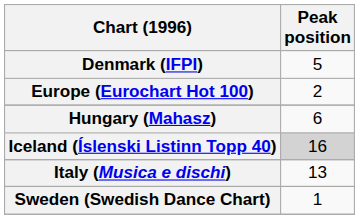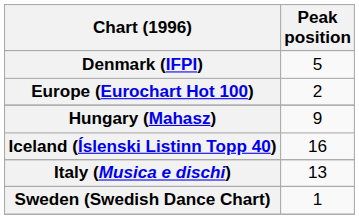(318, 118) 6 -> (318, 118) 9
(318, 145) lightgrey background -> (318, 145) no background
